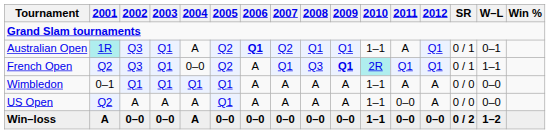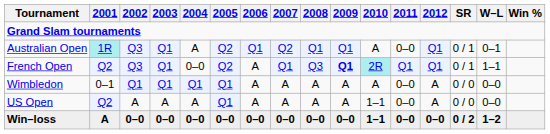(255, 48) bold -> (255, 48) normal
(376, 48) 1–1 -> (376, 48) A
(405, 48) A -> (405, 48) 0–0
(376, 84) 1–1 -> (376, 84) A
(405, 84) A -> (405, 84) 0–0
(195, 119) A -> (195, 119) 0–0
